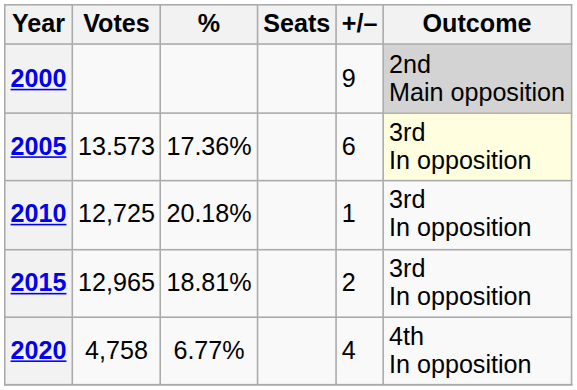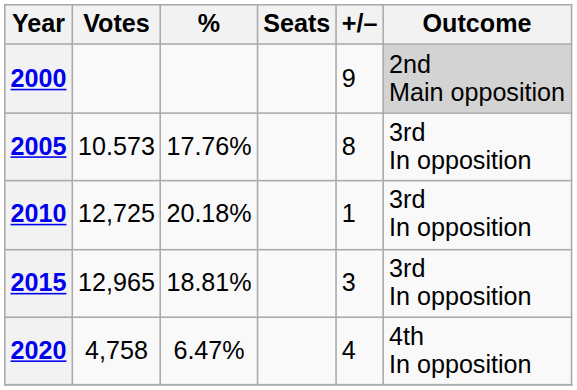(116, 146) 13.573 -> (116, 146) 10.573
(209, 146) 17.36% -> (209, 146) 17.76%
(349, 146) 6 -> (349, 146) 8
(460, 146) lightyellow background -> (460, 146) no background
(349, 282) 2 -> (349, 282) 3
(209, 350) 6.77% -> (209, 350) 6.47%
